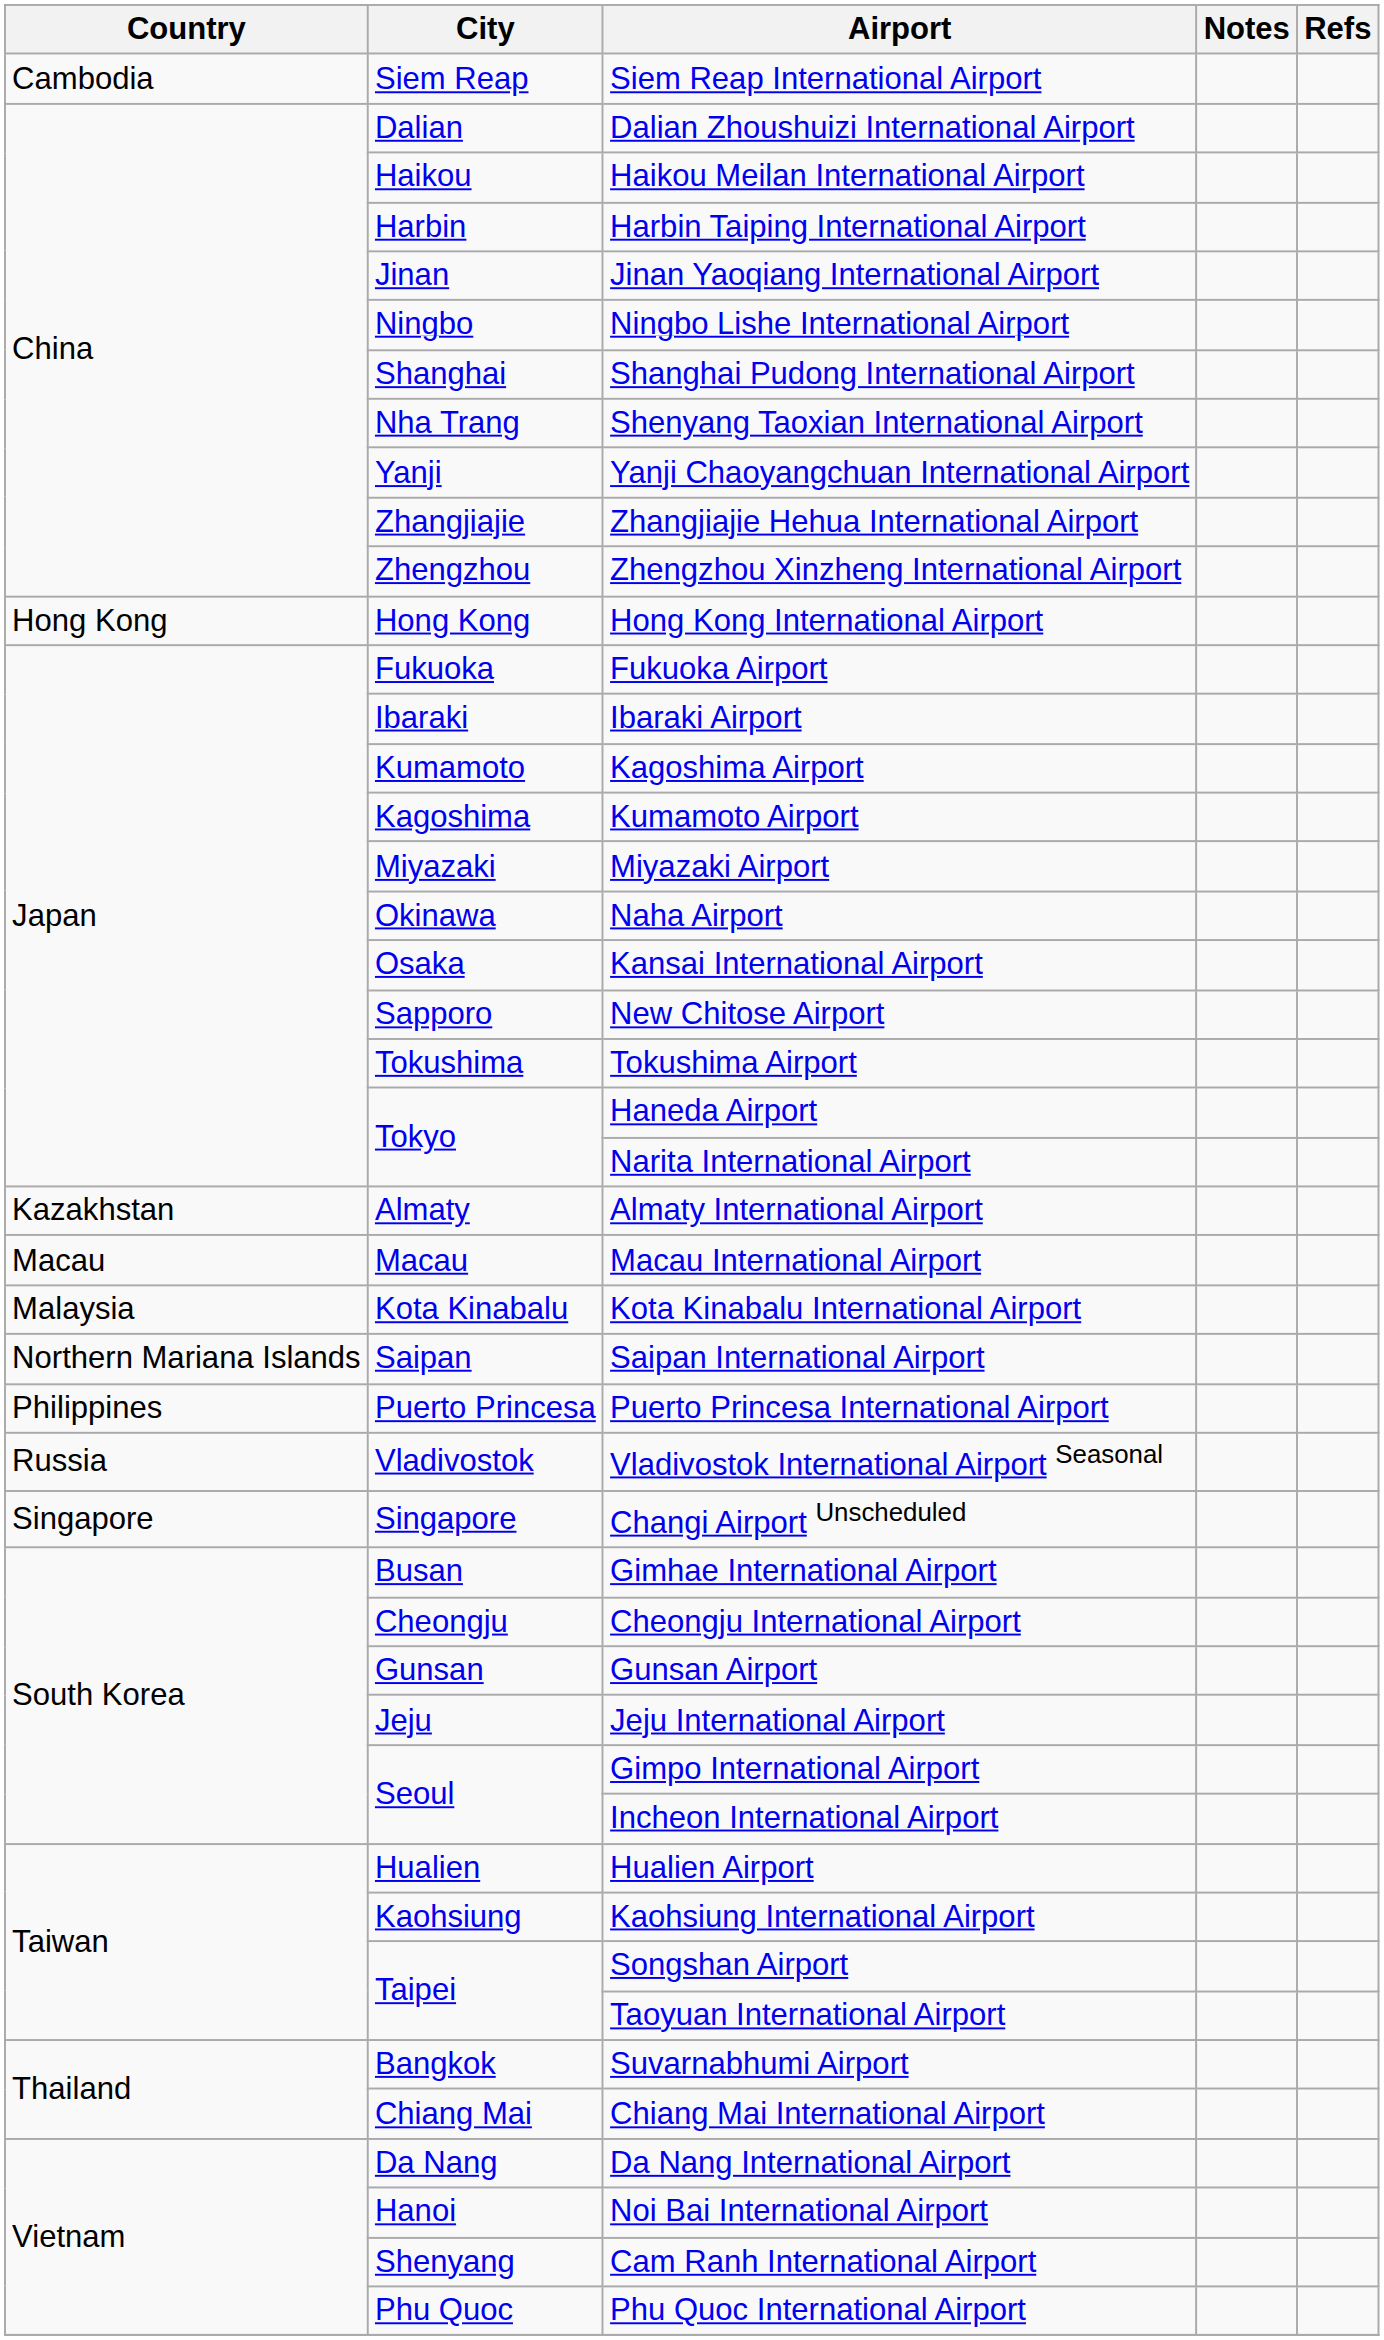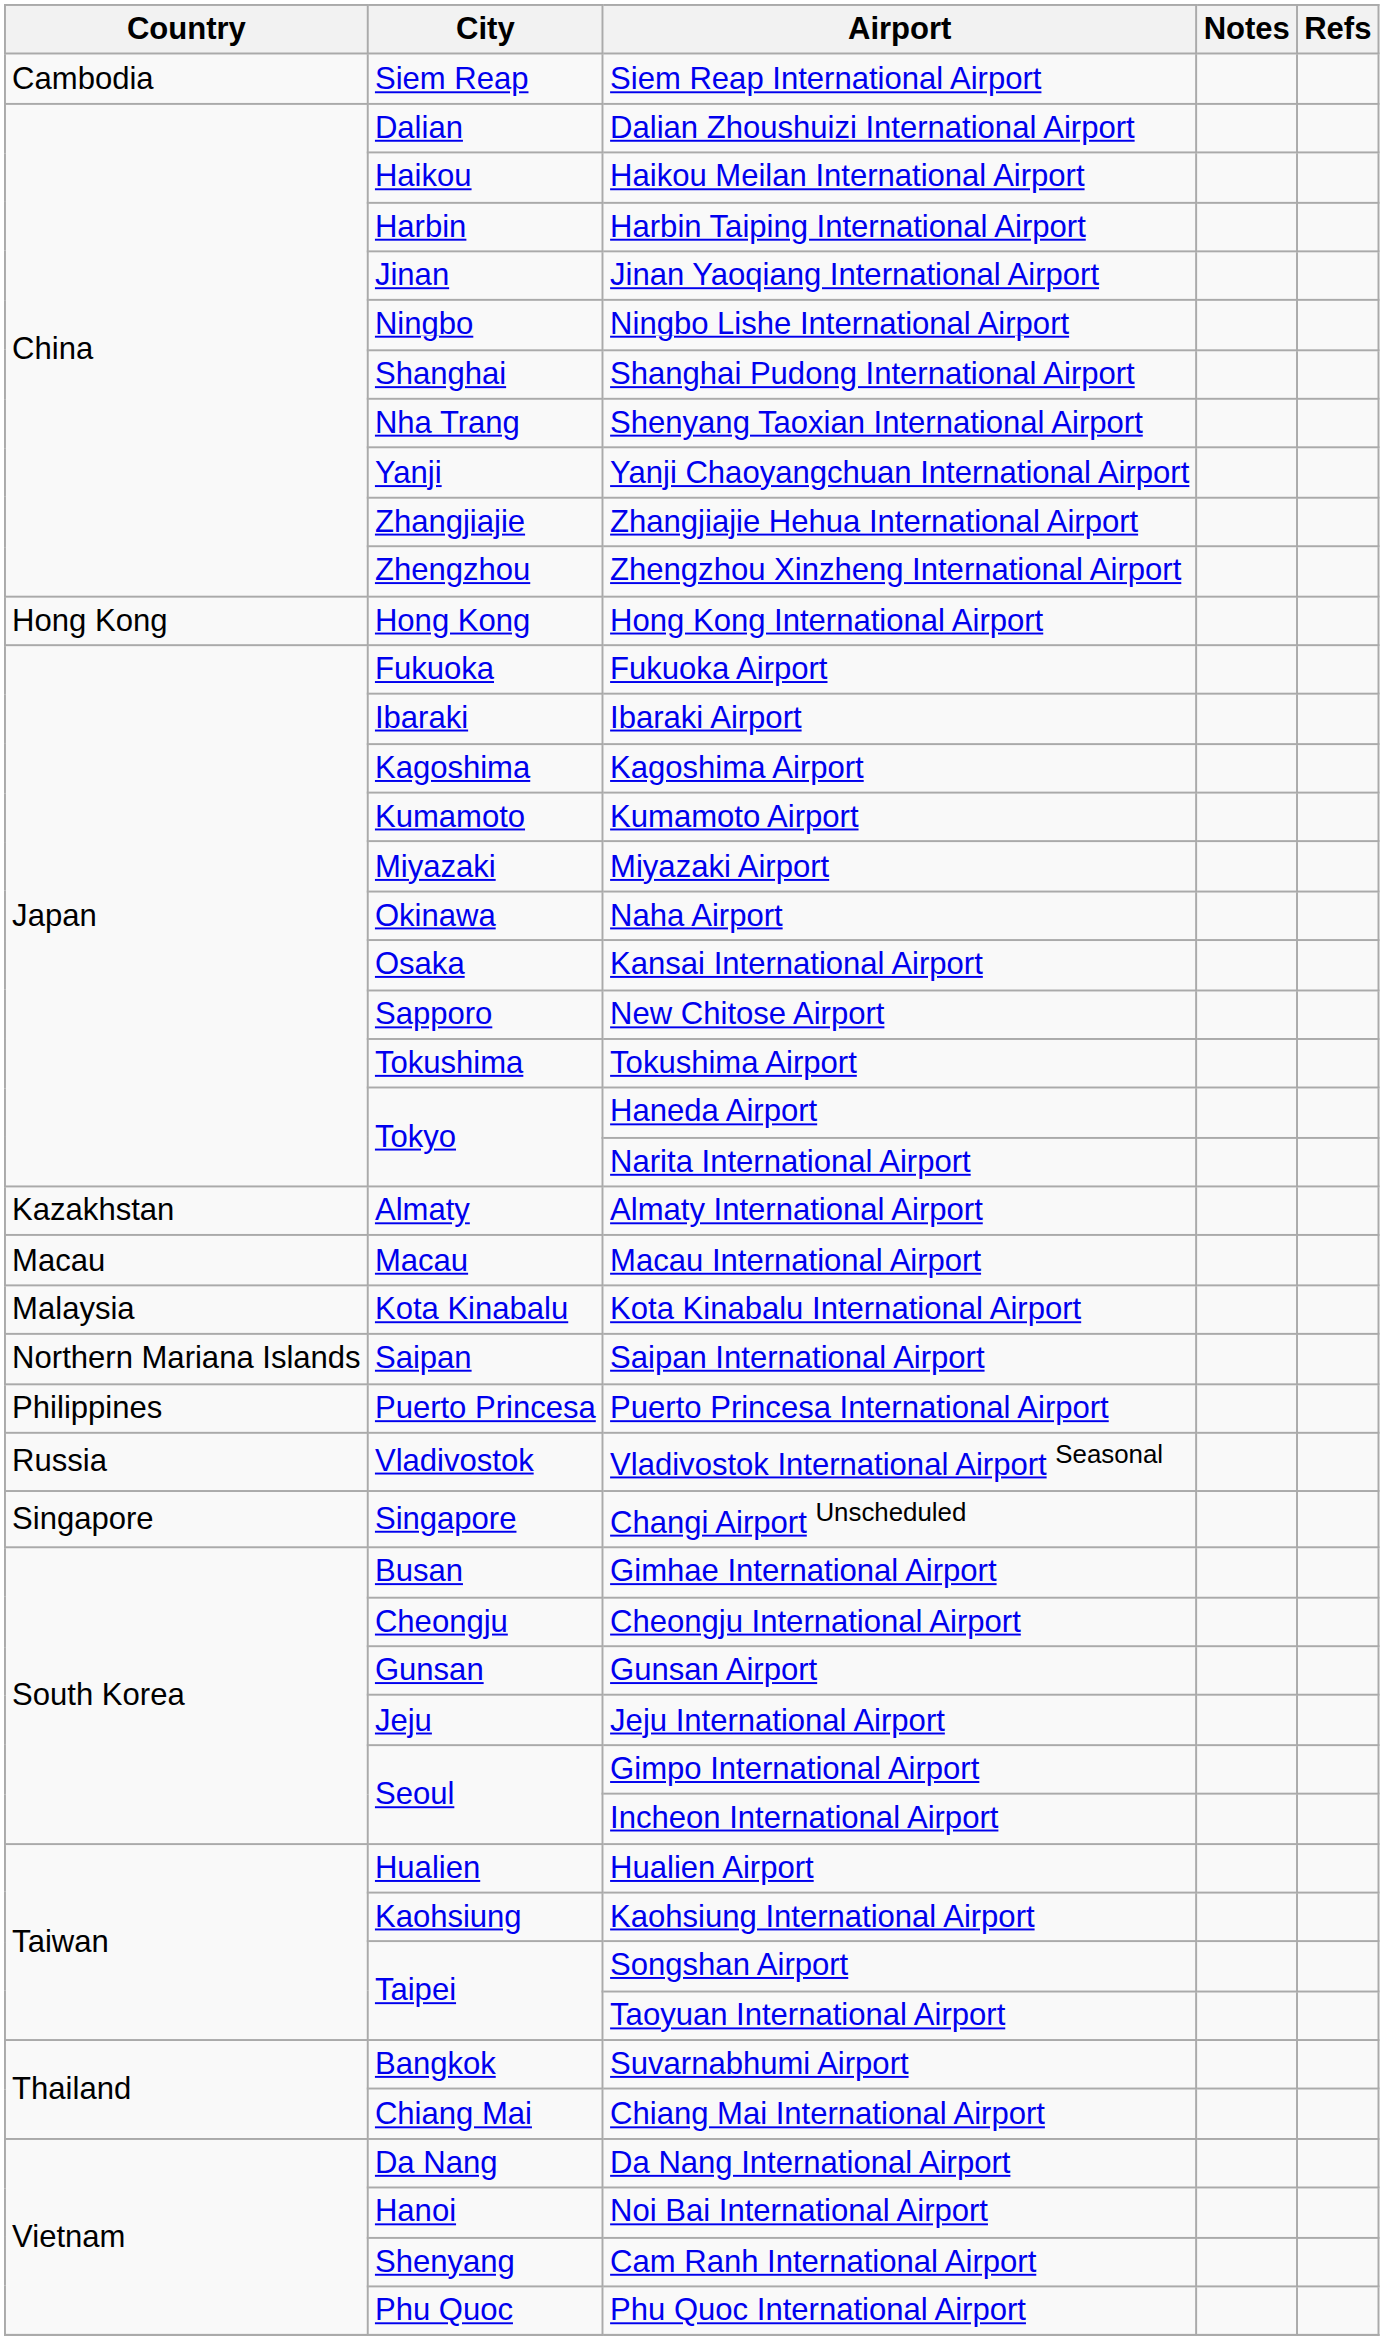(450, 767) Kumamoto -> (453, 767) Kagoshima
(453, 816) Kagoshima -> (450, 816) Kumamoto
